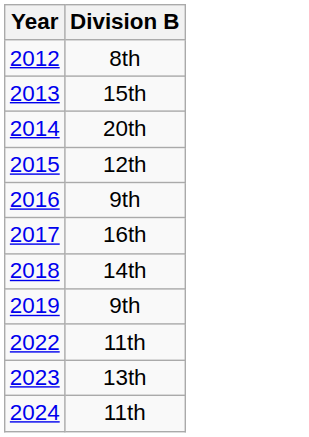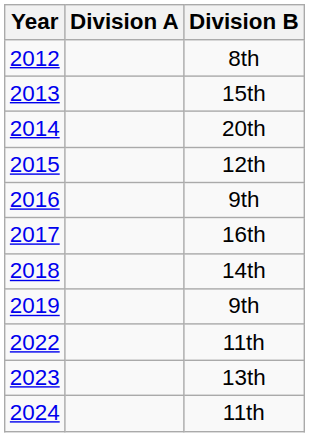+ column: (124, 22)
